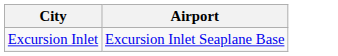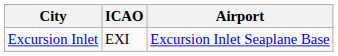+ column: (124, 16)
